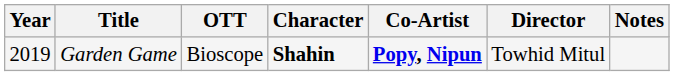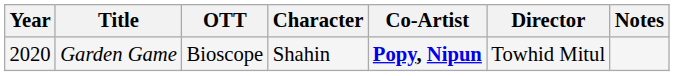(30, 53) 2019 -> (30, 53) 2020
(304, 53) bold -> (301, 53) normal
